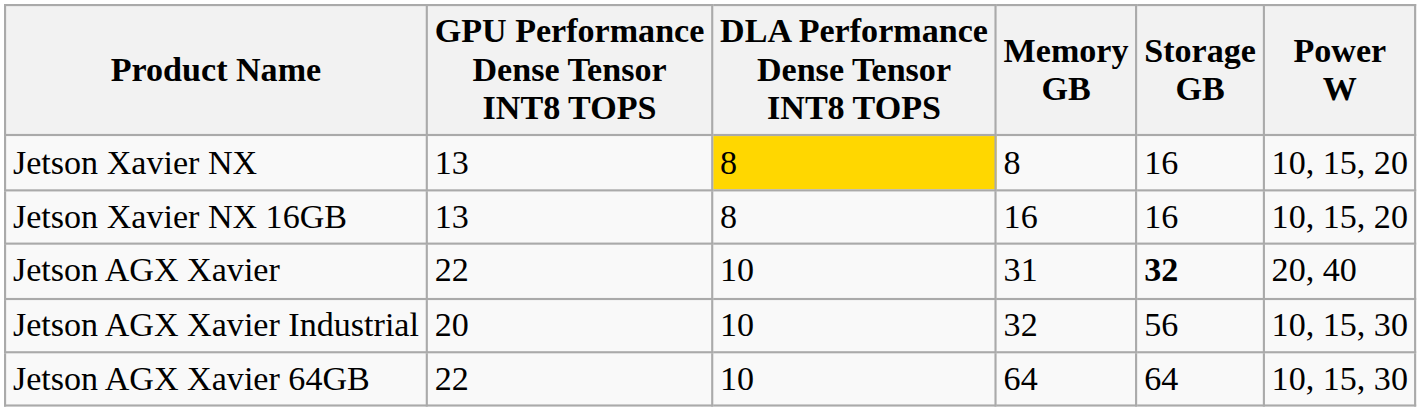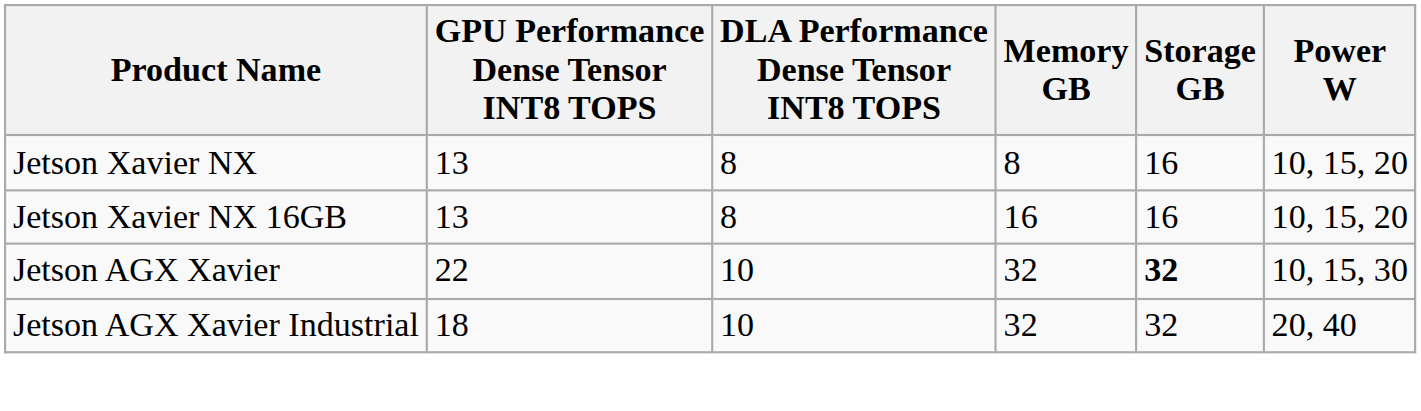(729, 162) gold background -> (729, 162) no background
(1021, 270) 31 -> (1021, 270) 32
(1314, 270) 20, 40 -> (1340, 270) 10, 15, 30
(452, 324) 20 -> (452, 324) 18
(1161, 324) 56 -> (1161, 324) 32
(1340, 324) 10, 15, 30 -> (1314, 324) 20, 40
- row: (191, 378)
